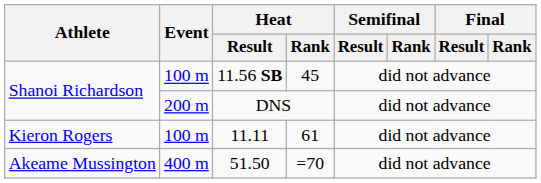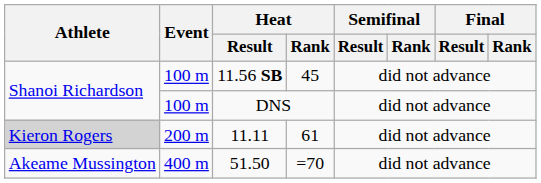(186, 105) 200 m -> (186, 105) 100 m
(61, 134) no background -> (61, 134) lightgrey background
(186, 134) 100 m -> (186, 134) 200 m
